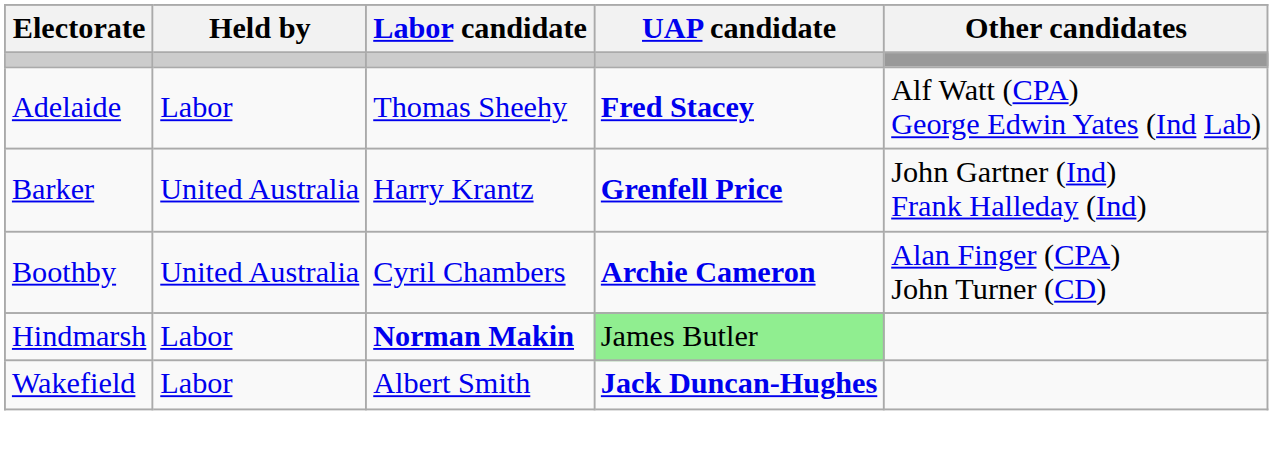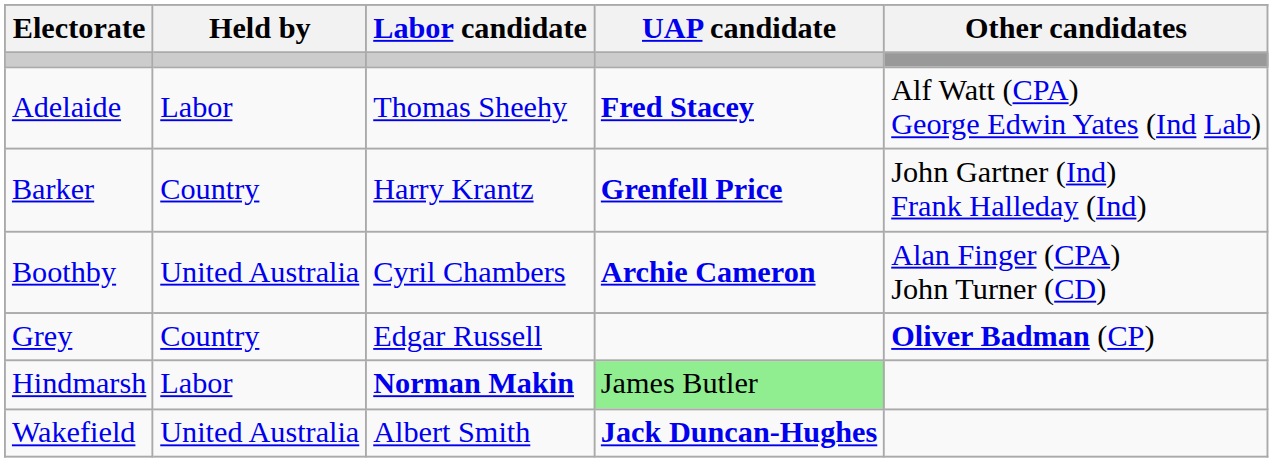(260, 189) United Australia -> (210, 189) Country
+ row: (42, 336)
(196, 384) Labor -> (260, 432) United Australia
